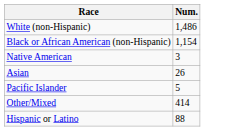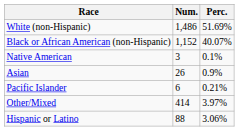+ column: (217, 12)
(186, 42) 1,154 -> (186, 42) 1,152
(178, 88) 5 -> (178, 88) 6
